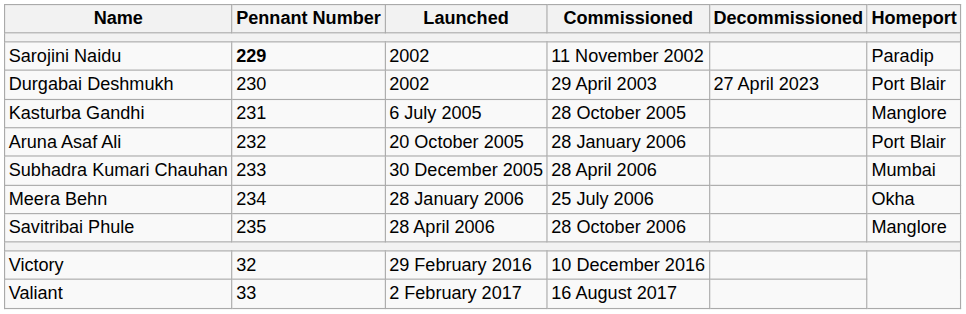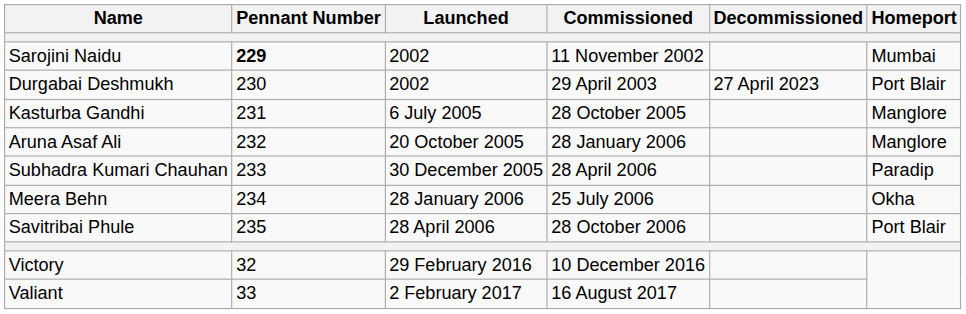(903, 55) Paradip -> (904, 55) Mumbai
(909, 141) Port Blair -> (909, 141) Manglore
(904, 170) Mumbai -> (903, 170) Paradip
(909, 227) Manglore -> (909, 227) Port Blair
